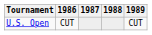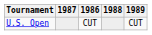columns swapped: (67, 11) <-> (90, 11)
